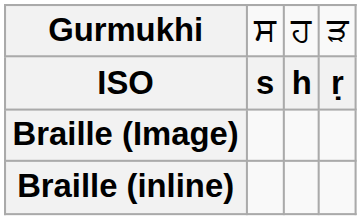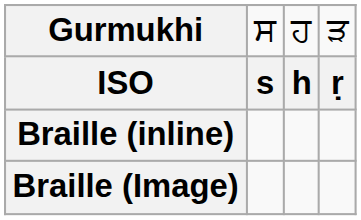rows swapped: (126, 134) <-> (126, 186)
